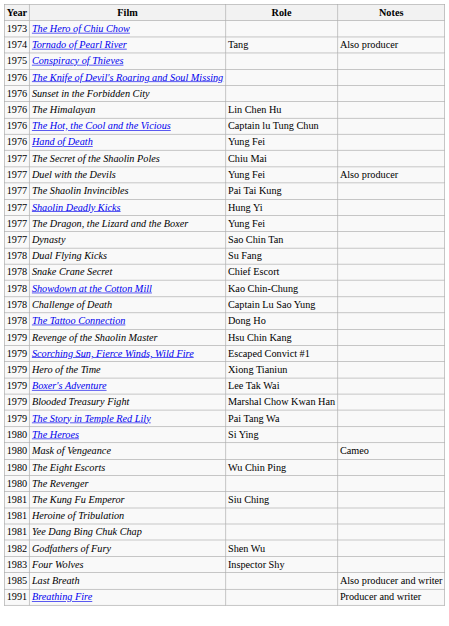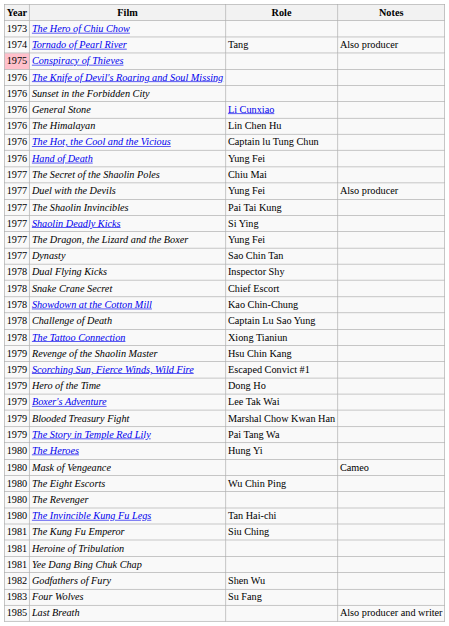(17, 61) no background -> (17, 61) pink background
+ row: (61, 110)
(245, 207) Hung Yi -> (243, 223) Si Ying
(245, 256) Su Fang -> (256, 272) Inspector Shy
(247, 321) Dong Ho -> (258, 337) Xiong Tianiun
(258, 369) Xiong Tianiun -> (247, 386) Dong Ho
(243, 434) Si Ying -> (245, 451) Hung Yi
+ row: (92, 516)
(256, 564) Inspector Shy -> (245, 597) Su Fang
- row: (62, 597)
